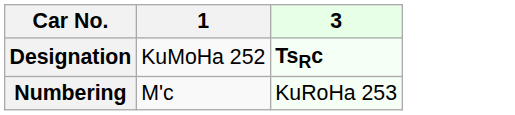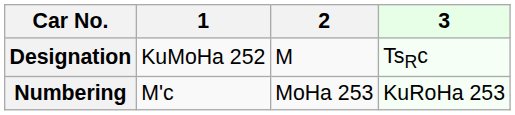+ column: (324, 21)
(299, 57) bold -> (406, 57) normal
